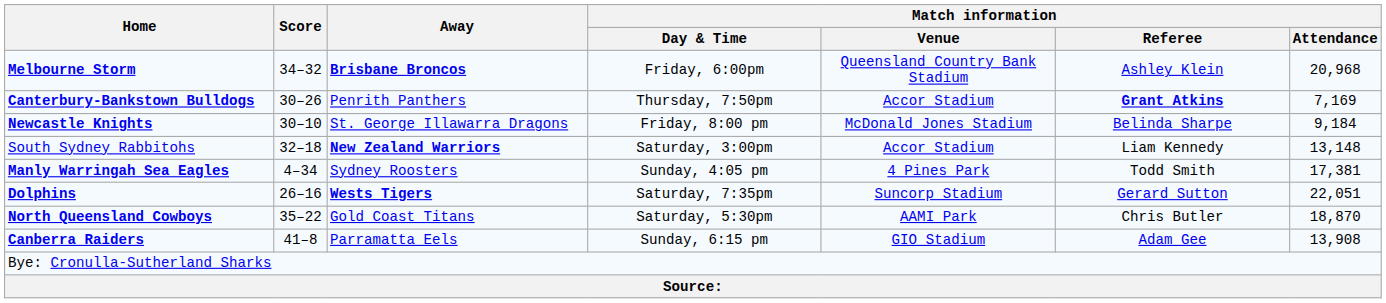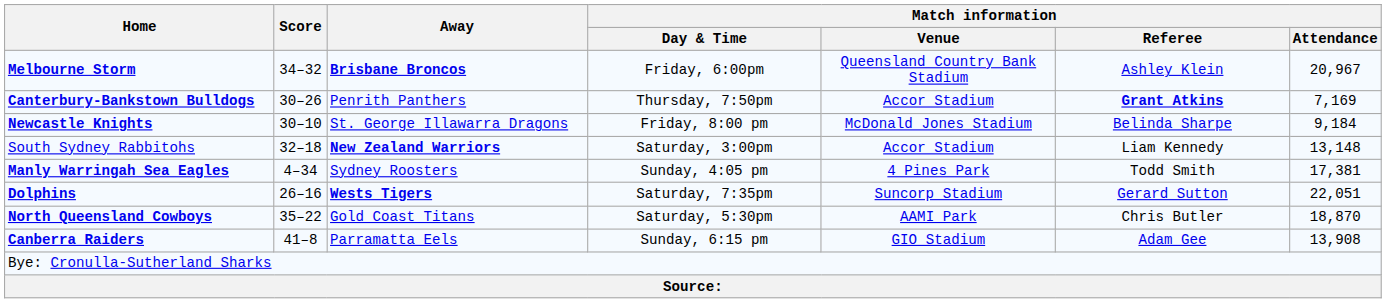(1335, 70) 20,968 -> (1335, 70) 20,967
